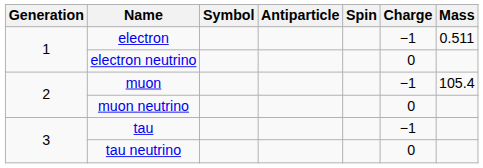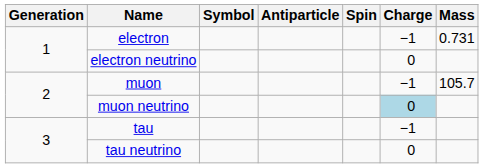(457, 38) 0.511 -> (457, 38) 0.731
(457, 83) 105.4 -> (457, 83) 105.7
(408, 106) no background -> (408, 106) lightblue background
